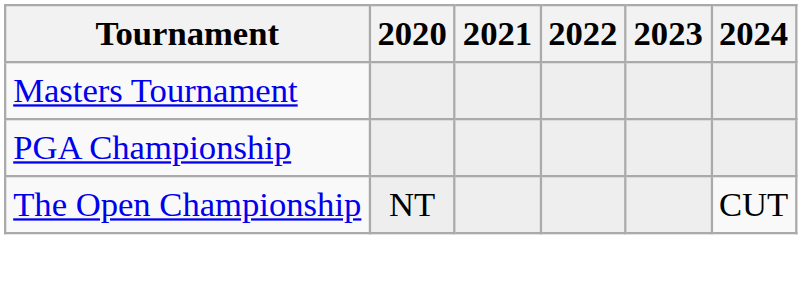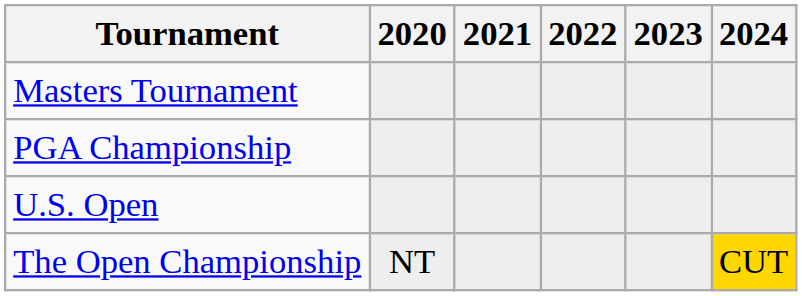+ row: (86, 204)
(754, 204) no background -> (754, 261) gold background
